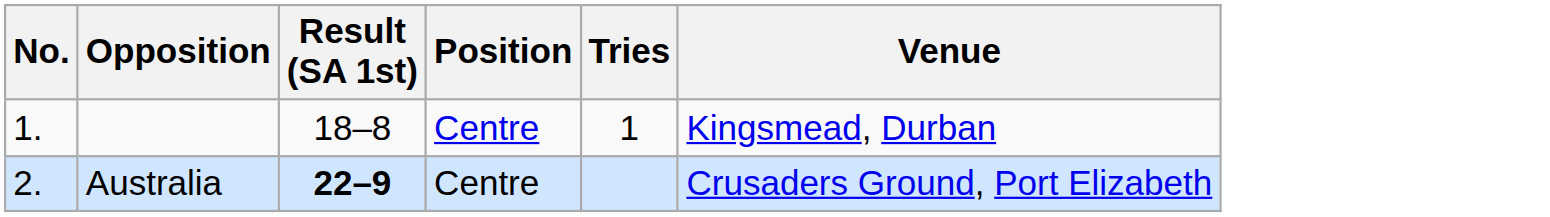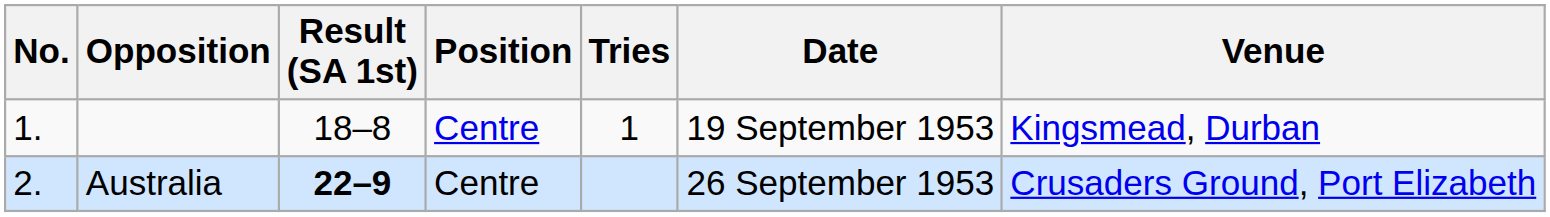+ column: (840, 51)
